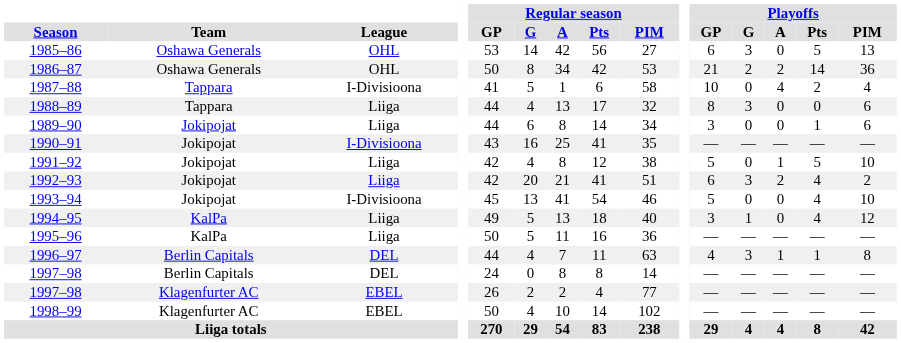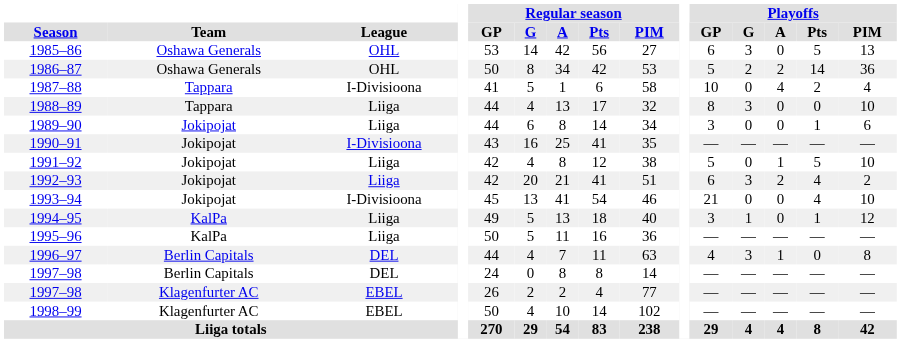(711, 69) 21 -> (711, 69) 5
(867, 106) 6 -> (867, 106) 10
(711, 199) 5 -> (711, 199) 21
(817, 217) 4 -> (817, 217) 1
(817, 255) 1 -> (817, 255) 0
